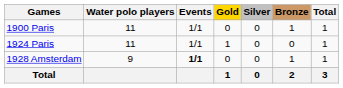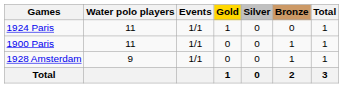rows swapped: (30, 28) <-> (30, 43)
(195, 59) bold -> (195, 59) normal
